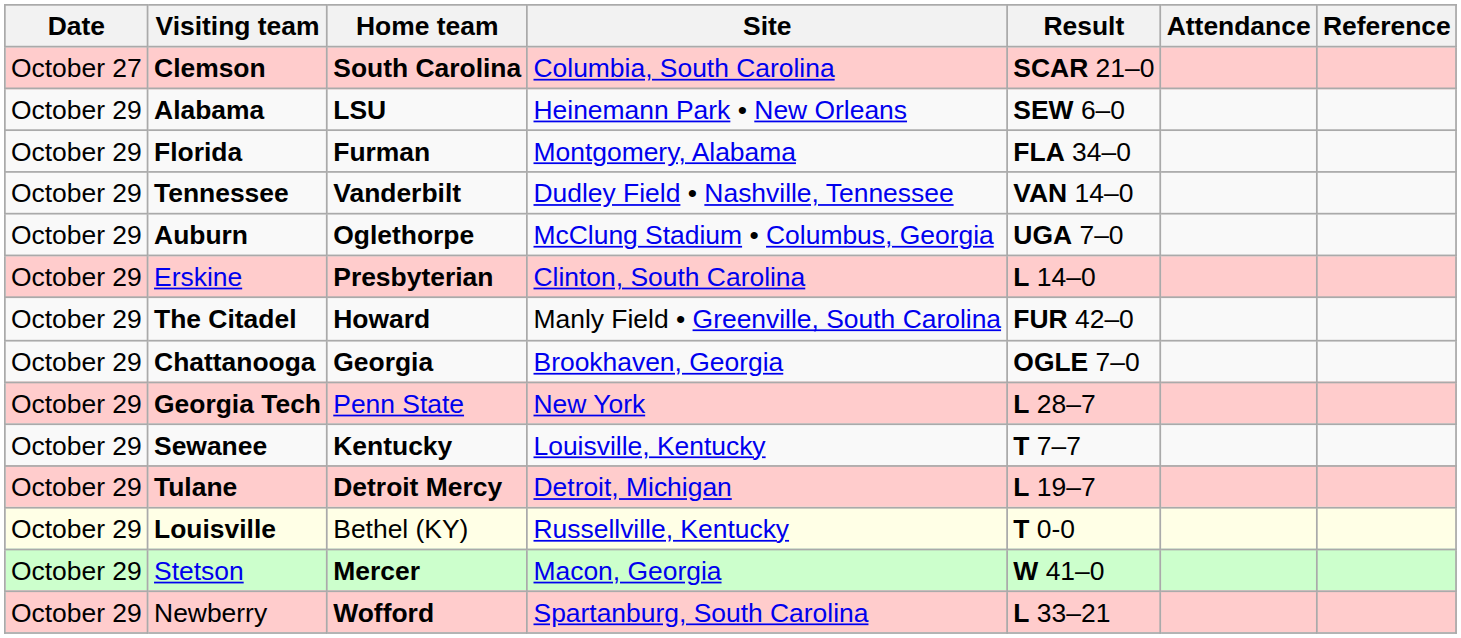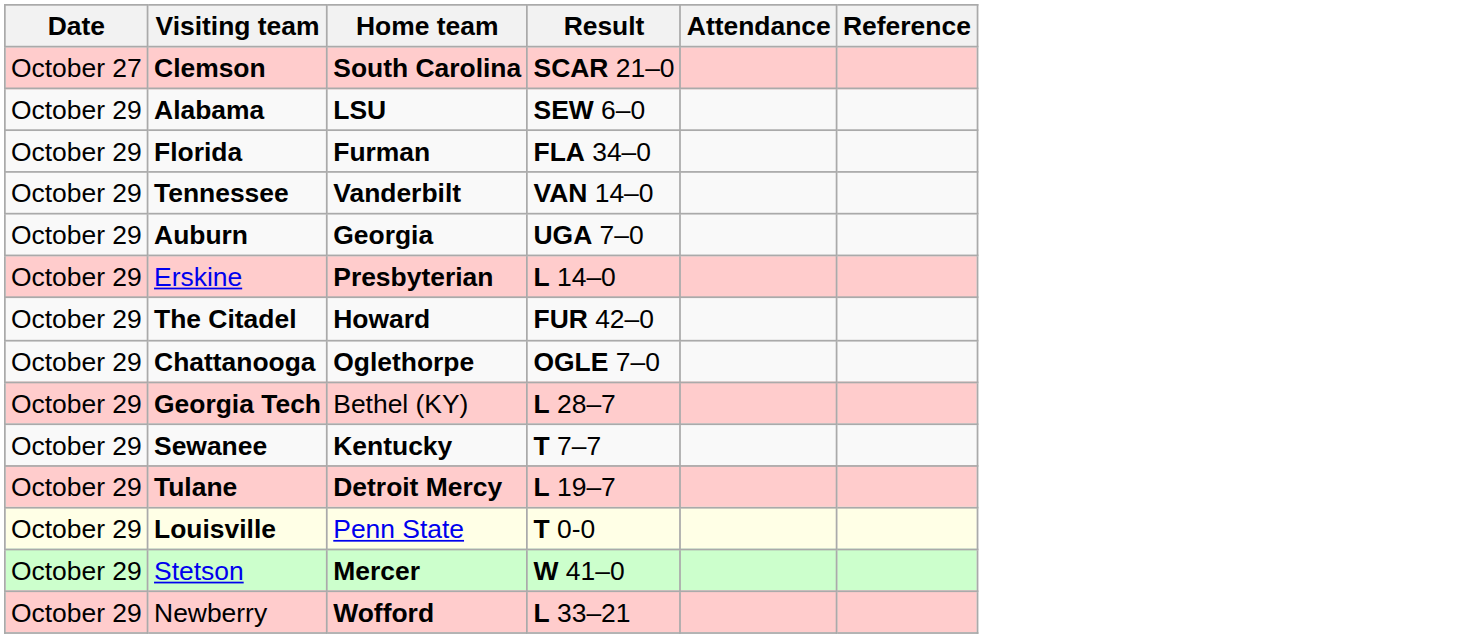- column: (767, 26)
(404, 235) Oglethorpe -> (383, 235) Georgia
(383, 361) Georgia -> (404, 361) Oglethorpe
(399, 403) Penn State -> (401, 403) Bethel (KY)
(401, 528) Bethel (KY) -> (399, 528) Penn State
